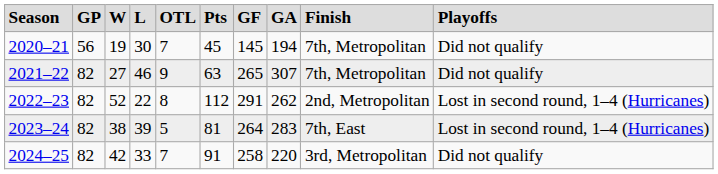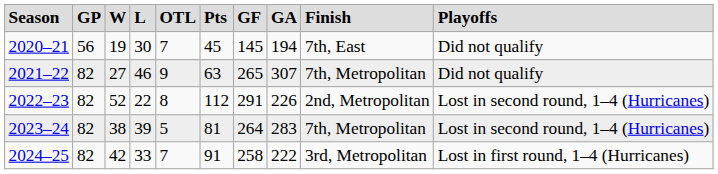(365, 45) 7th, Metropolitan -> (335, 45) 7th, East
(284, 100) 262 -> (284, 100) 226
(335, 127) 7th, East -> (365, 127) 7th, Metropolitan
(284, 155) 220 -> (284, 155) 222
(490, 155) Did not qualify -> (563, 155) Lost in first round, 1–4 (Hurricanes)
